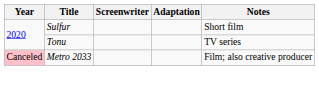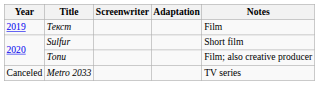+ row: (59, 27)
(223, 42) TV series -> (258, 57) Film; also creative producer
(24, 57) pink background -> (24, 73) no background
(258, 57) Film; also creative producer -> (223, 73) TV series
